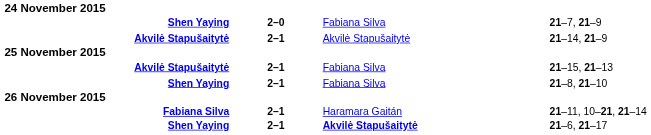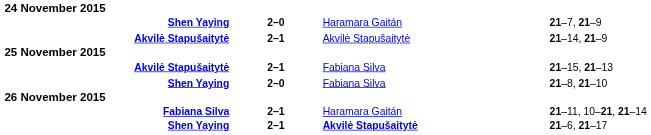(354, 22) Fabiana Silva -> (362, 22) Haramara Gaitán
(276, 83) 2–1 -> (276, 83) 2–0
